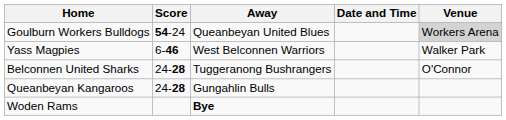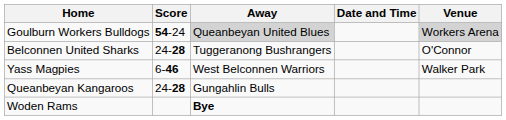(261, 32) no background -> (261, 32) lightgrey background
rows swapped: (43, 50) <-> (73, 69)
